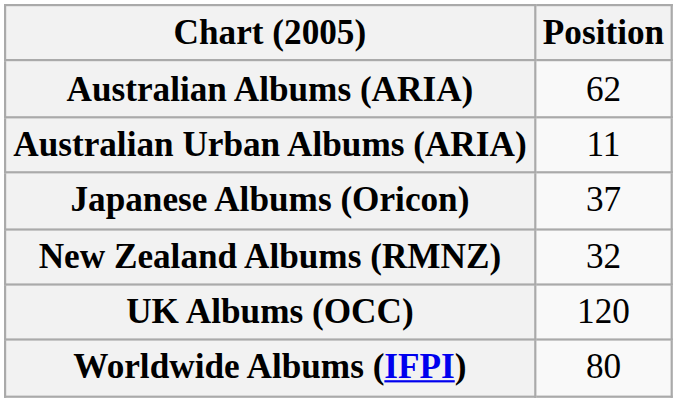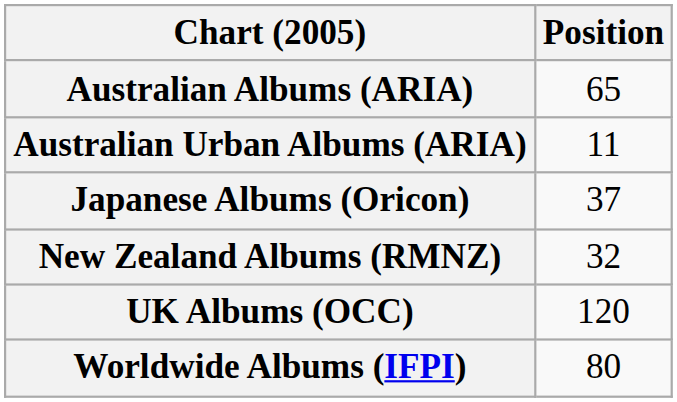(604, 88) 62 -> (604, 88) 65
